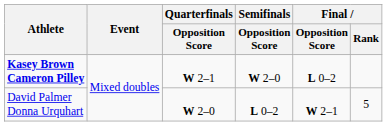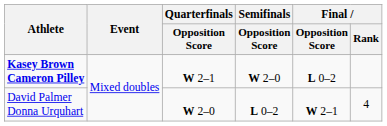(366, 104) 5 -> (366, 104) 4
